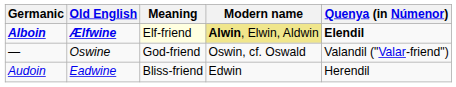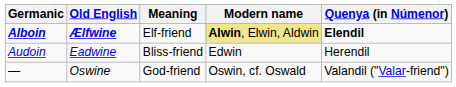(167, 33) lightyellow background -> (167, 33) no background
rows swapped: (27, 71) <-> (14, 52)
